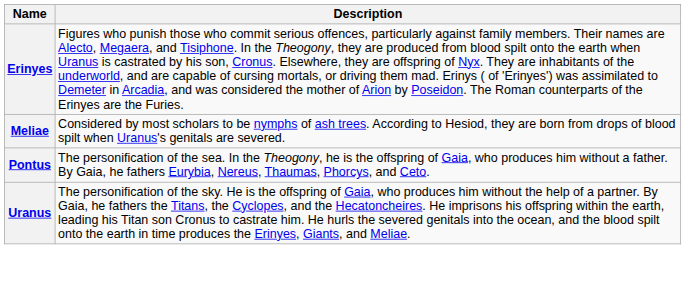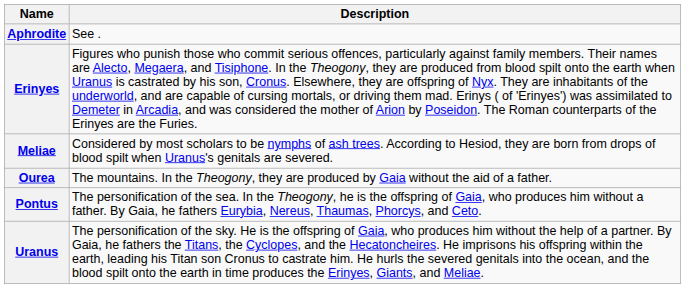+ row: (37, 34)
+ row: (37, 177)
